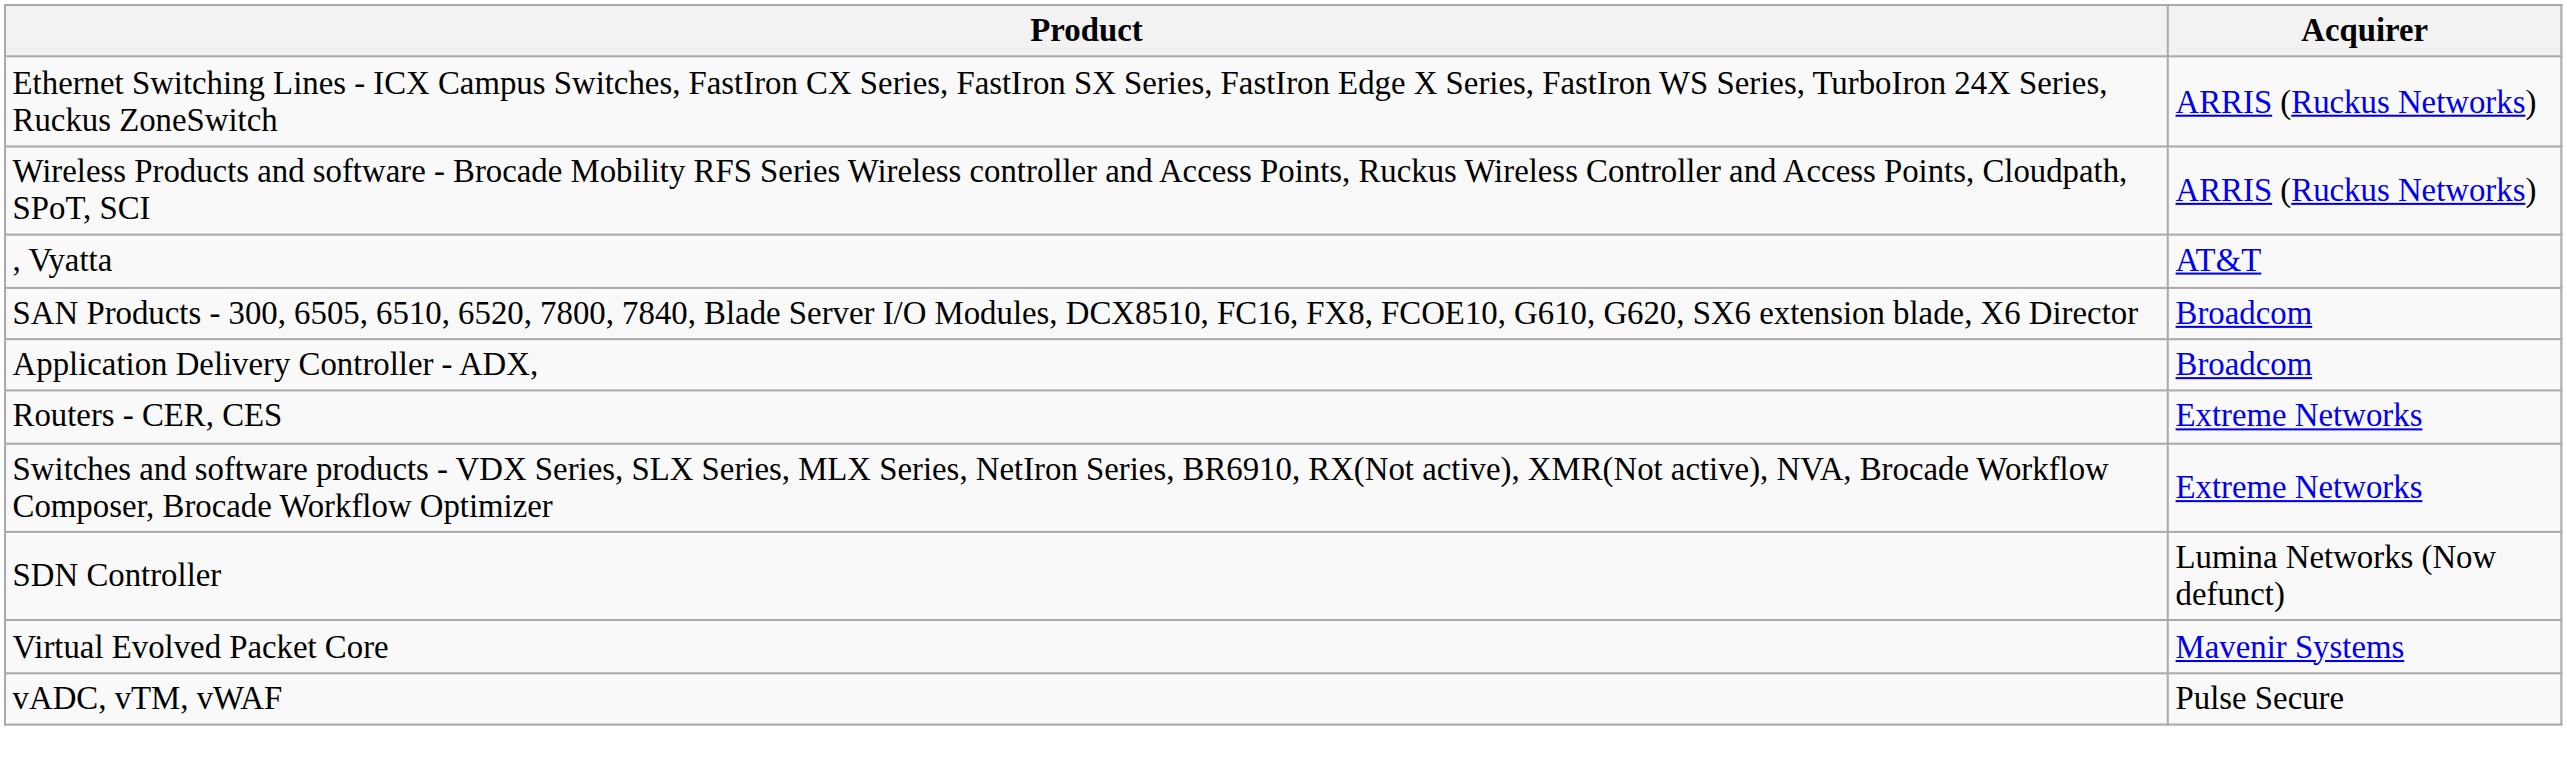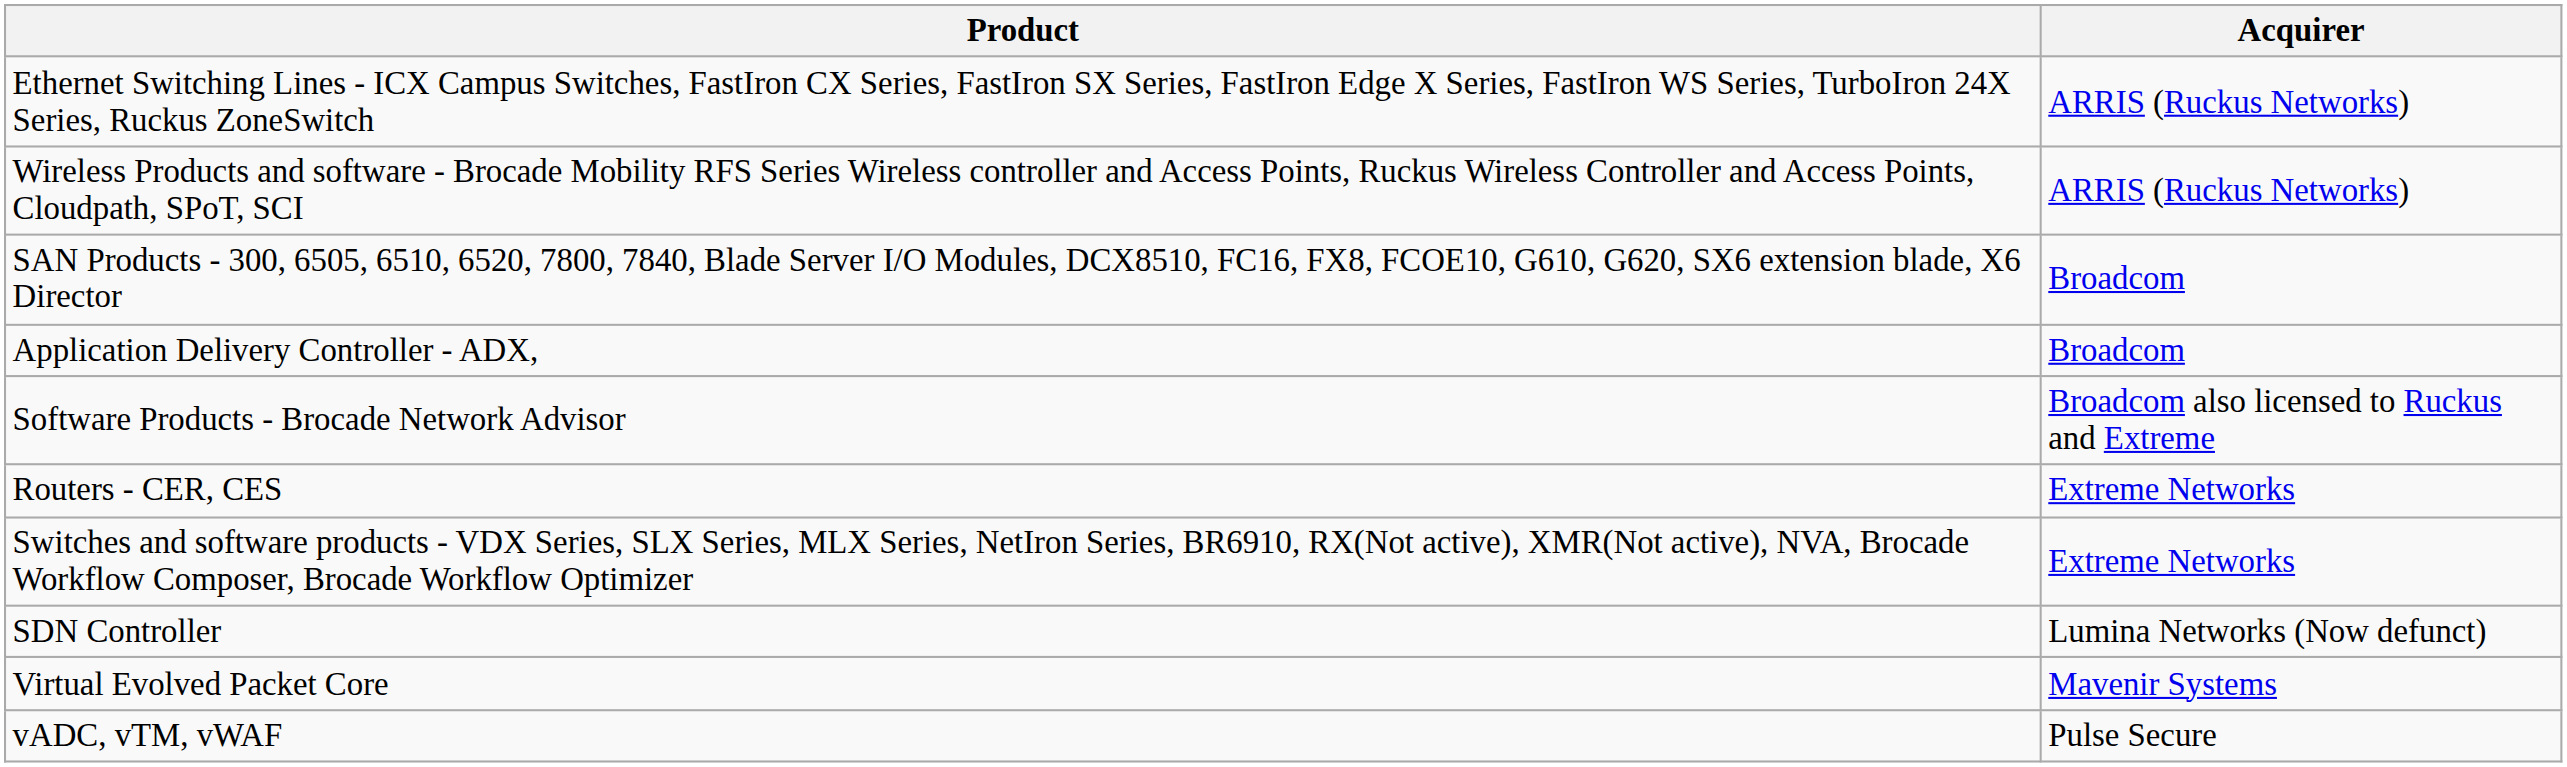- row: (62, 260)
+ row: (319, 419)
